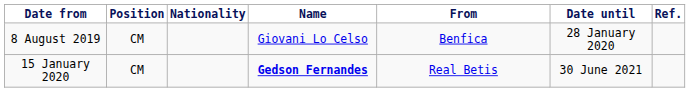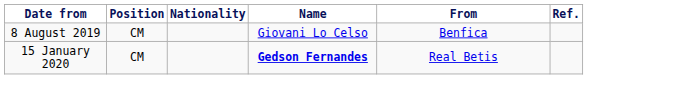- column: (601, 14)
